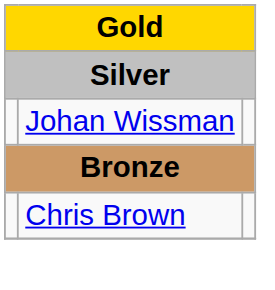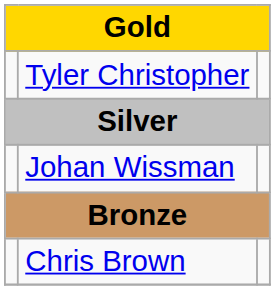+ row: (137, 74)
